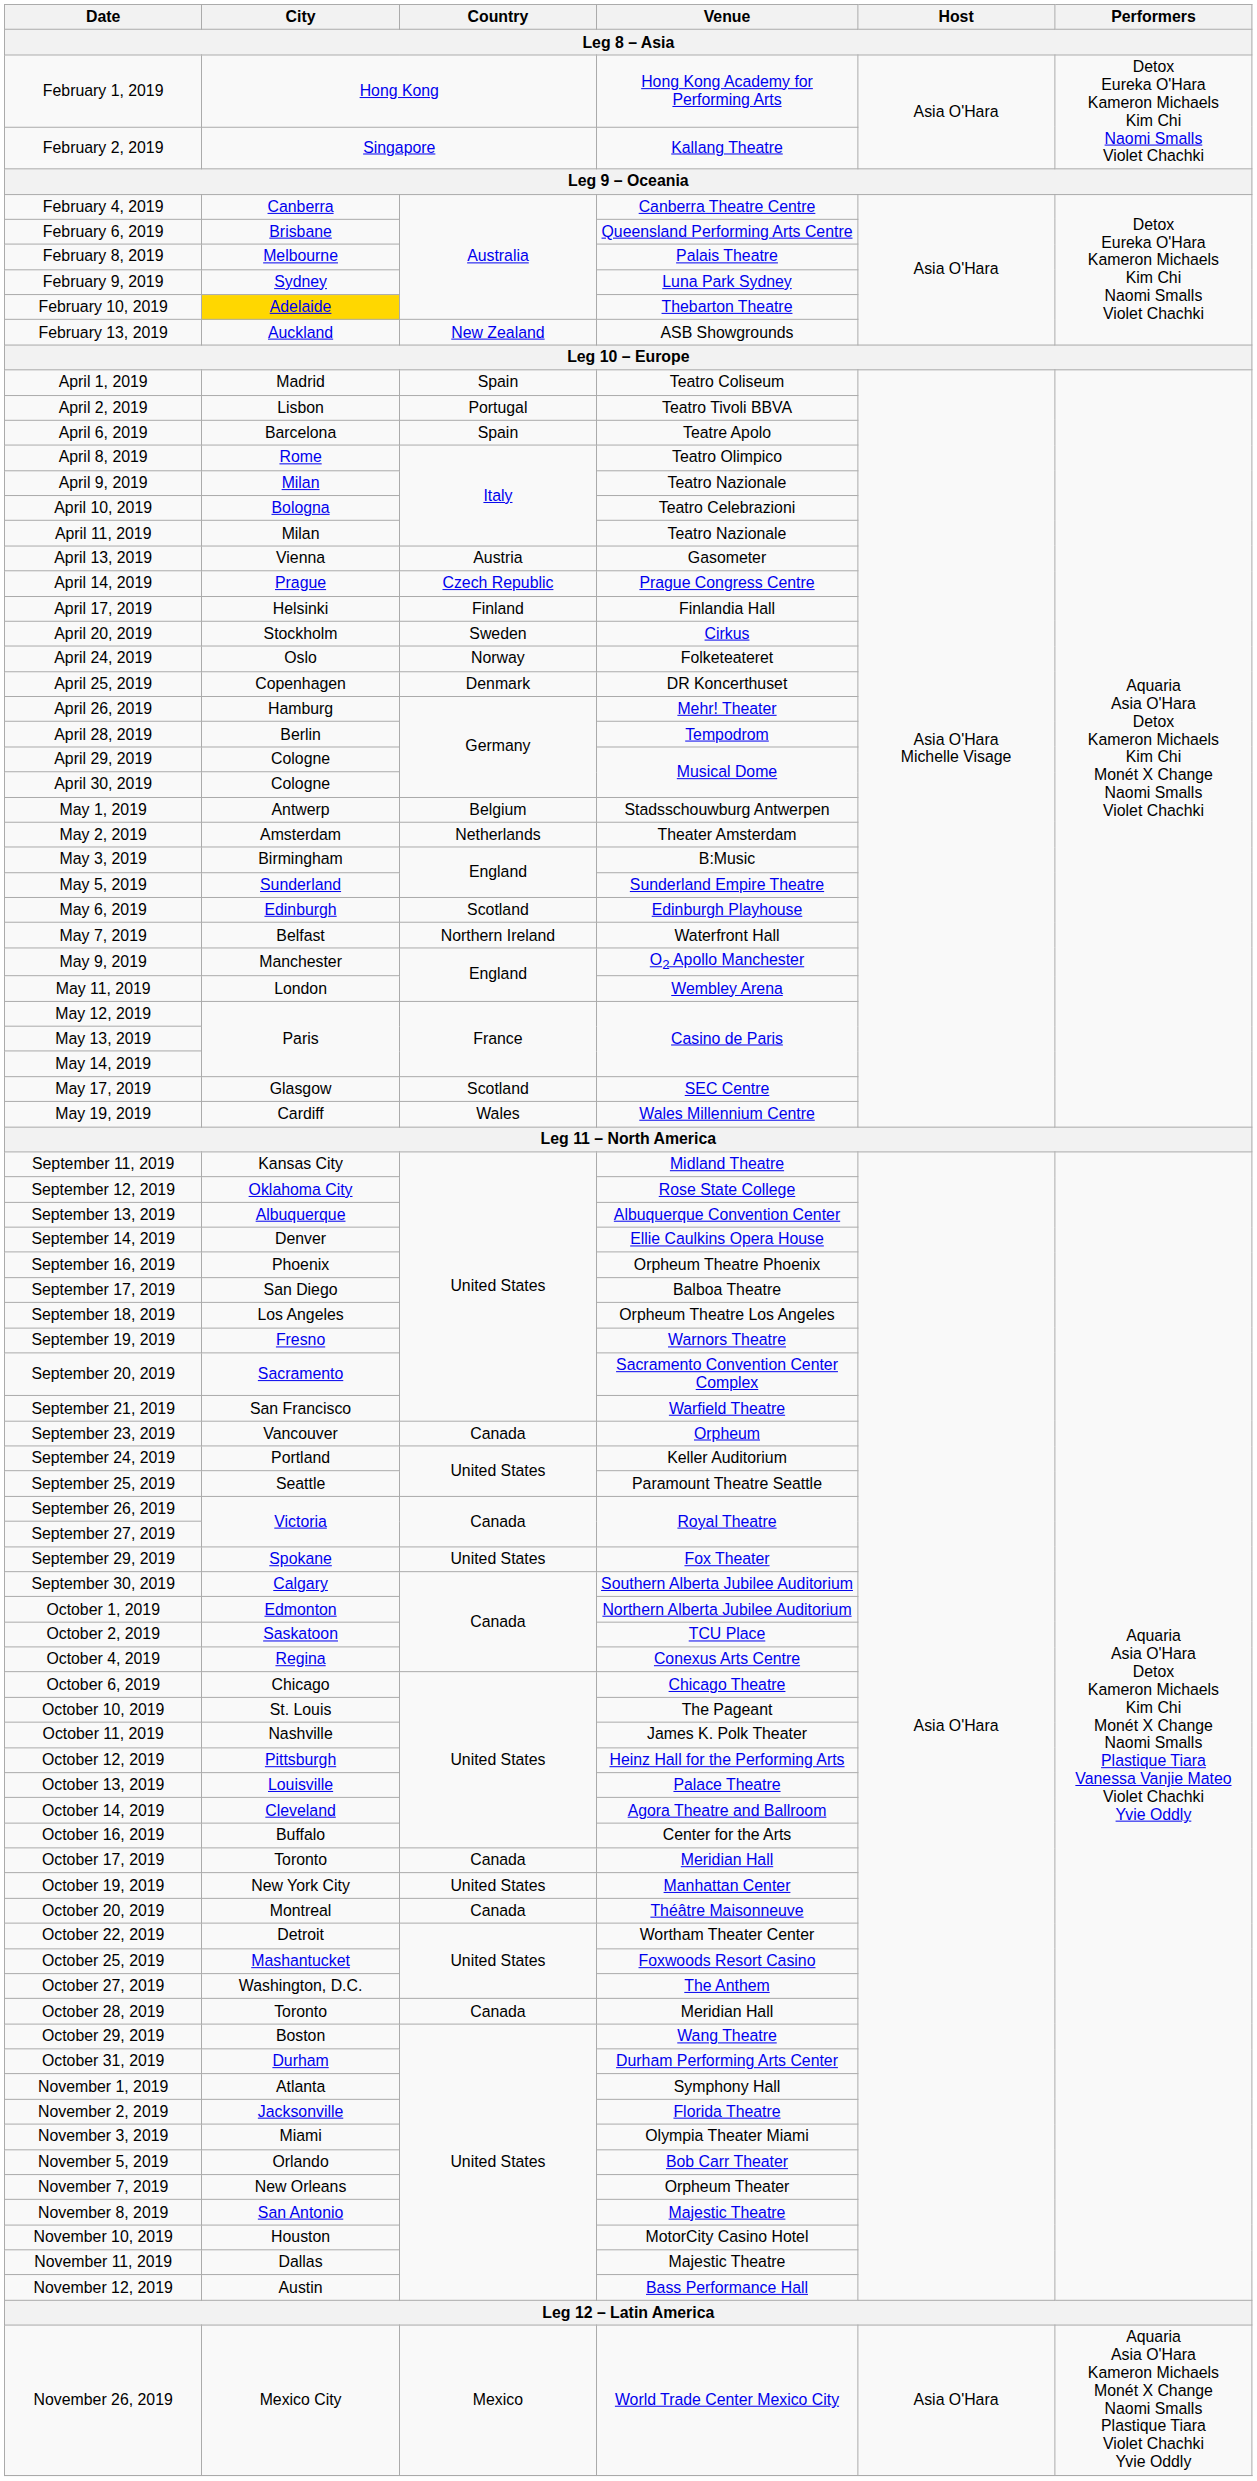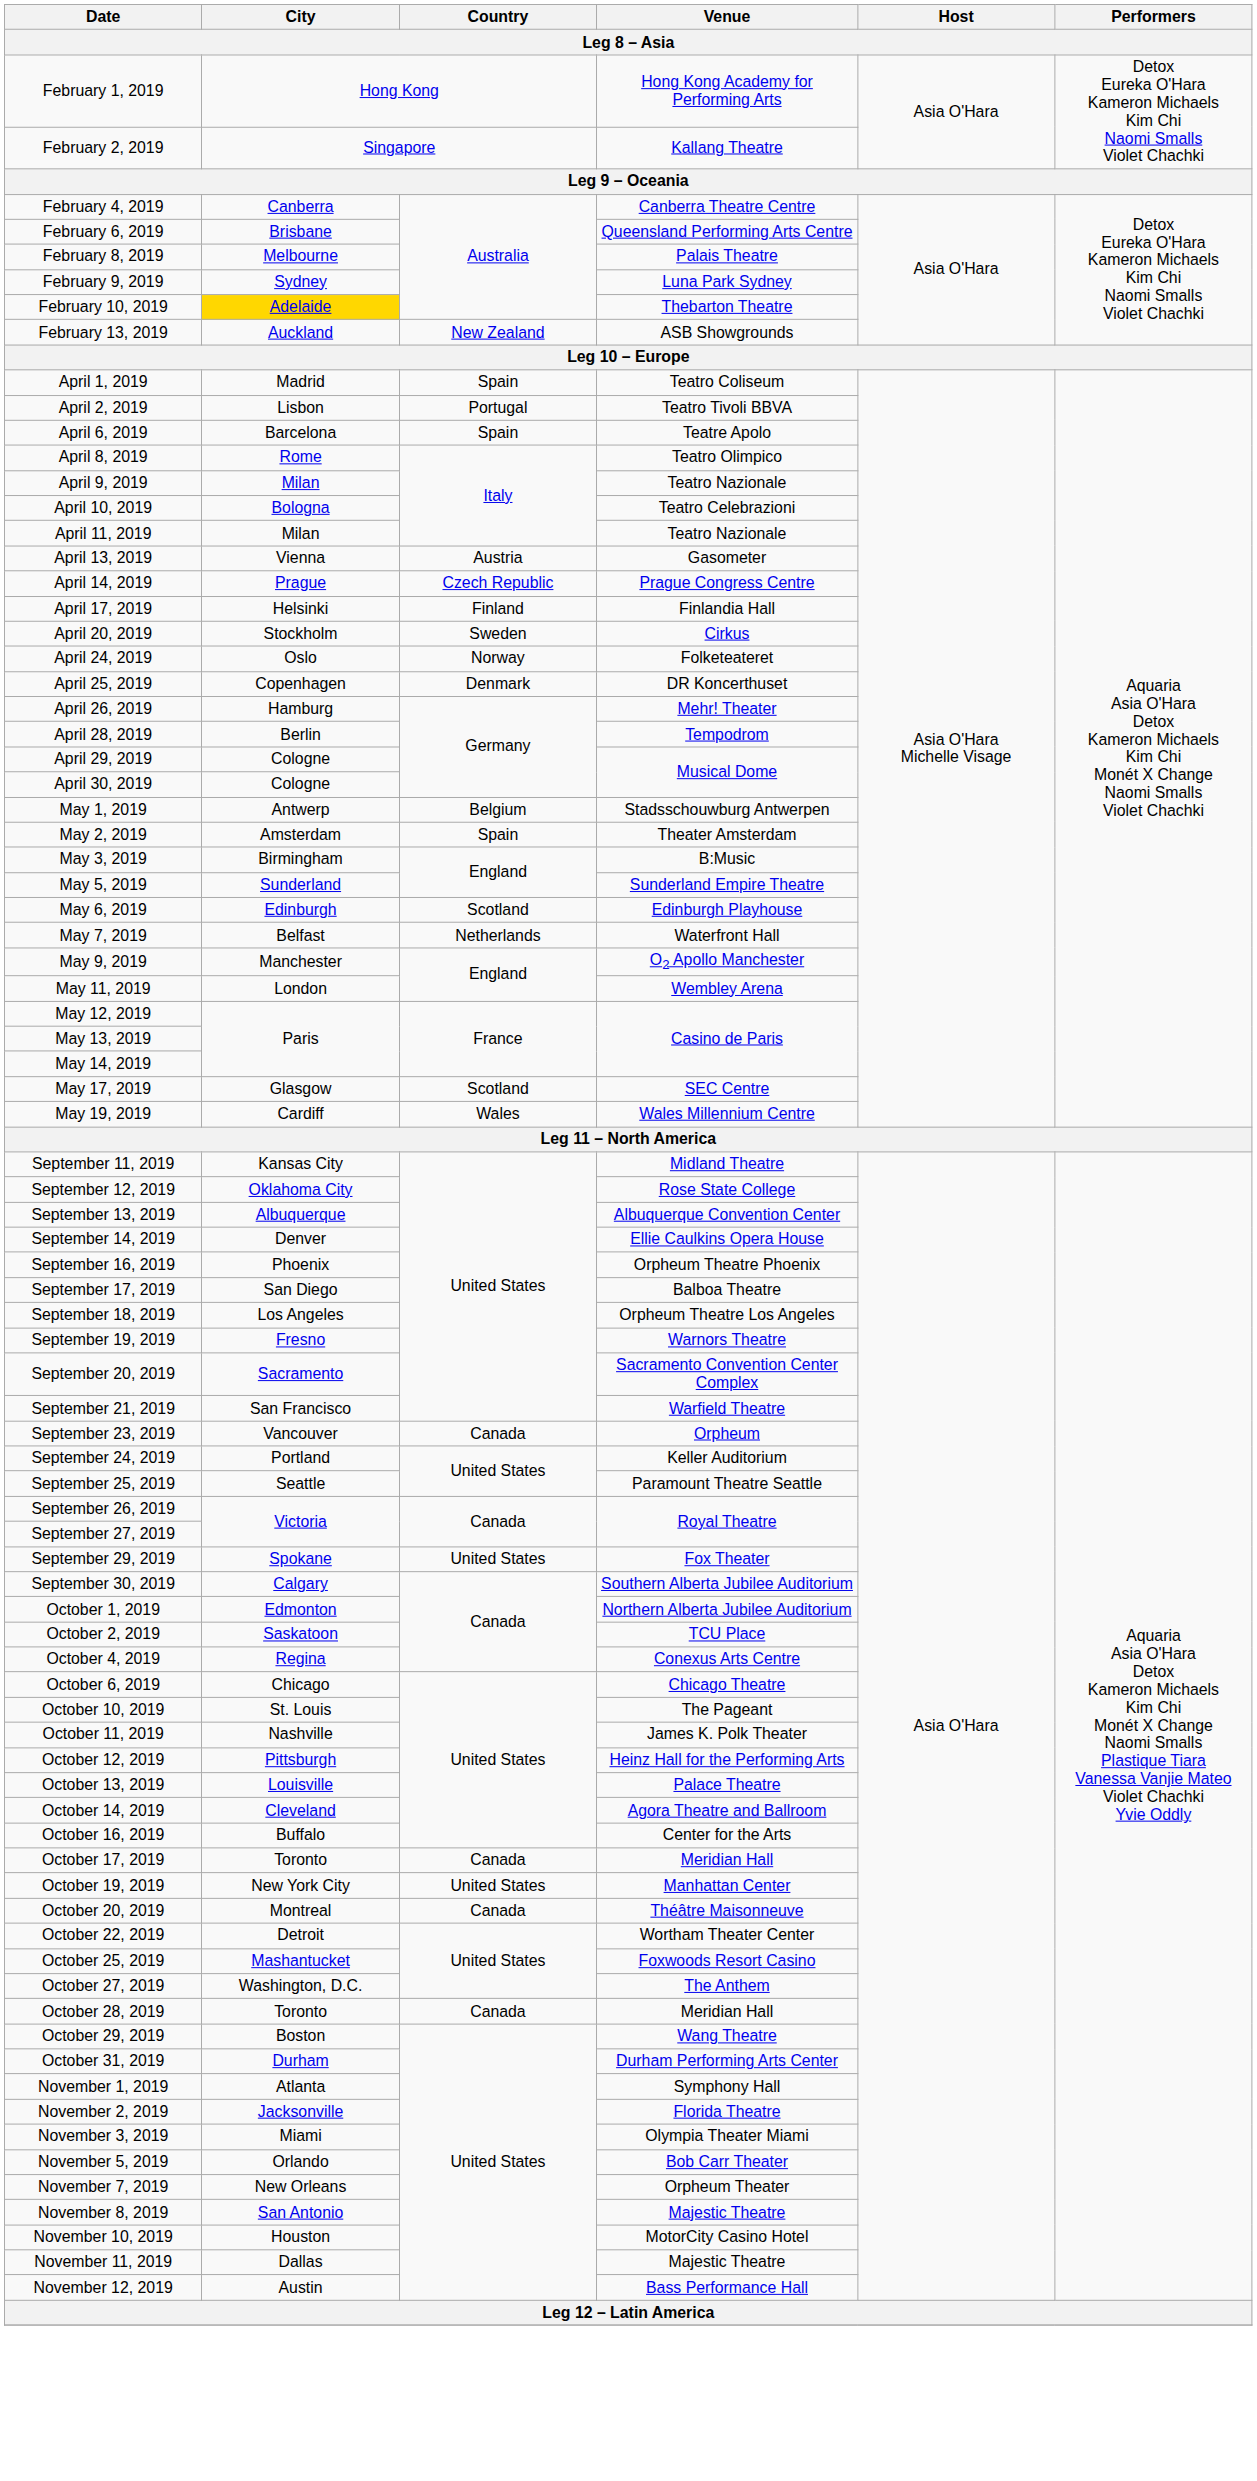(498, 834) Netherlands -> (498, 834) Spain
(498, 935) Northern Ireland -> (498, 935) Netherlands
- row: (103, 2400)
